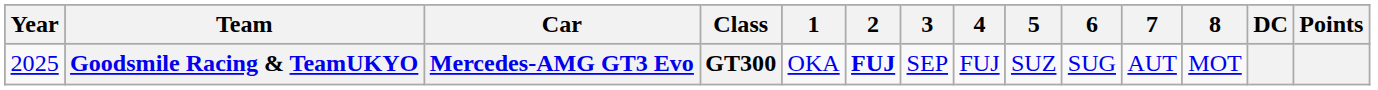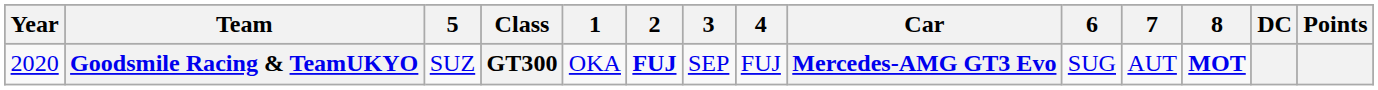columns swapped: (562, 23) <-> (1034, 23)
(35, 63) 2025 -> (35, 63) 2020
(1215, 63) normal -> (1217, 63) bold
